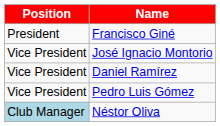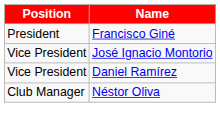- row: (143, 92)
(46, 111) lightblue background -> (46, 92) no background
